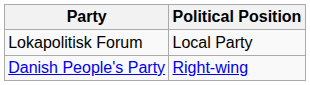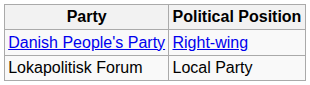rows swapped: (75, 42) <-> (87, 67)
